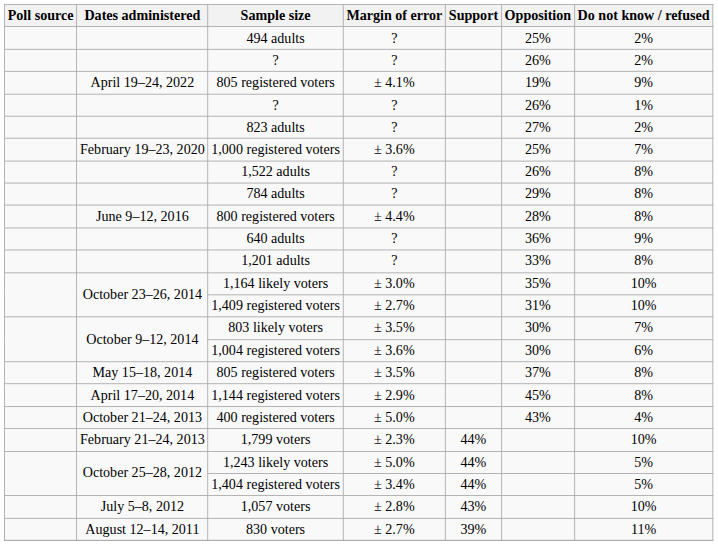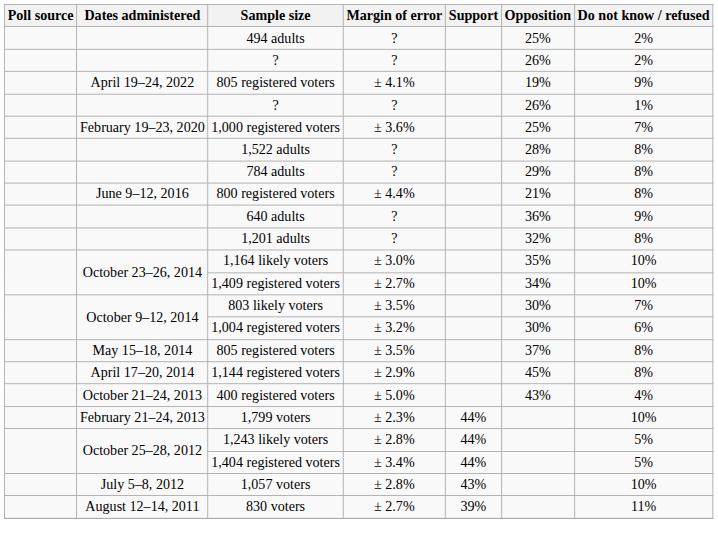- row: (142, 127)
(538, 171) 26% -> (538, 149) 28%
(538, 216) 28% -> (538, 194) 21%
(538, 261) 33% -> (538, 238) 32%
(538, 305) 31% -> (538, 283) 34%
(394, 350) ± 3.6% -> (394, 328) ± 3.2%
(394, 462) ± 5.0% -> (394, 439) ± 2.8%
